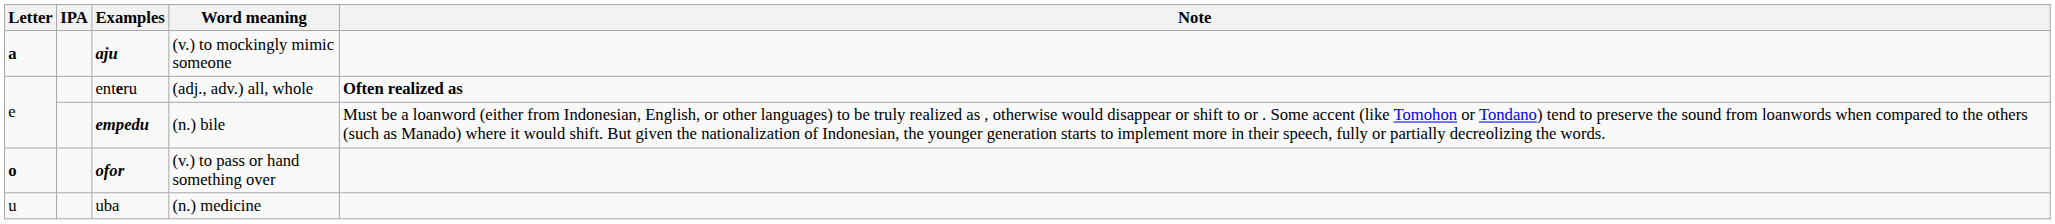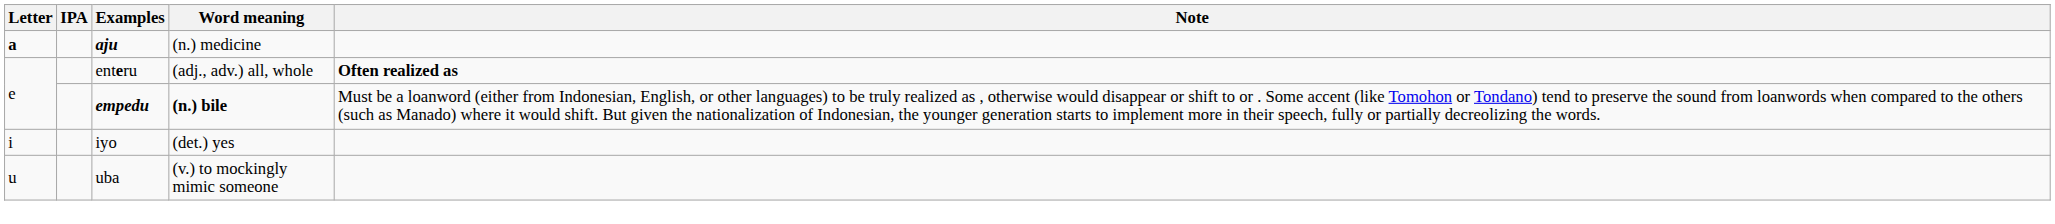(253, 53) (v.) to mockingly mimic someone -> (217, 44) (n.) medicine
(199, 124) normal -> (200, 106) bold
+ row: (106, 141)
- row: (110, 170)
(217, 205) (n.) medicine -> (230, 177) (v.) to mockingly mimic someone
